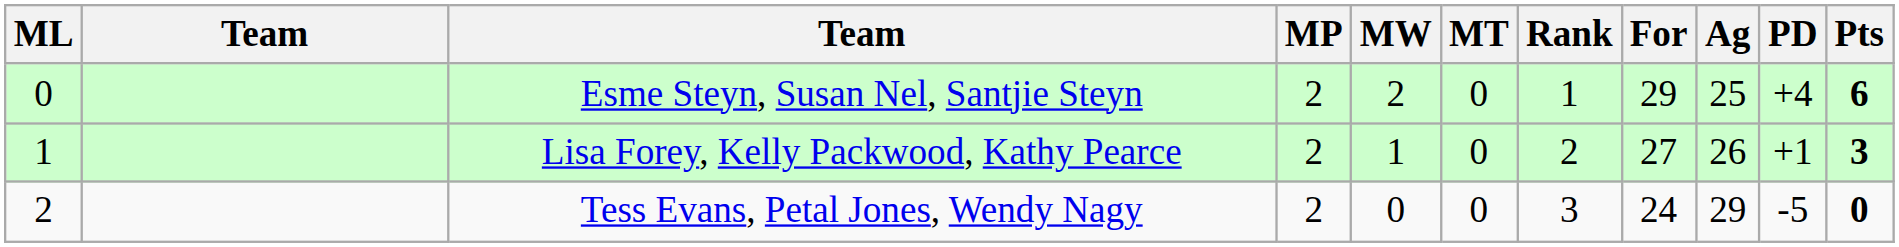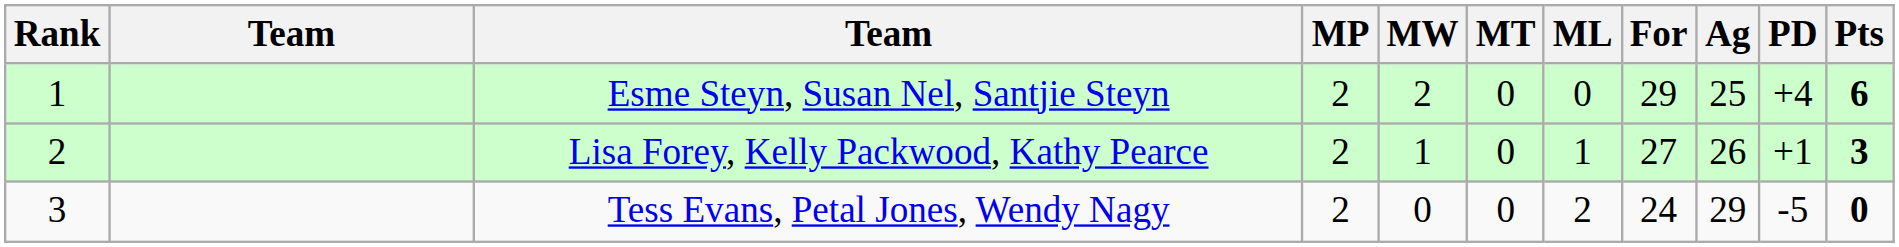columns swapped: (1569, 33) <-> (44, 33)
